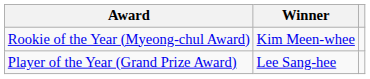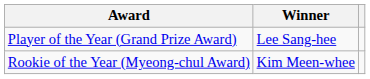rows swapped: (122, 62) <-> (129, 39)
